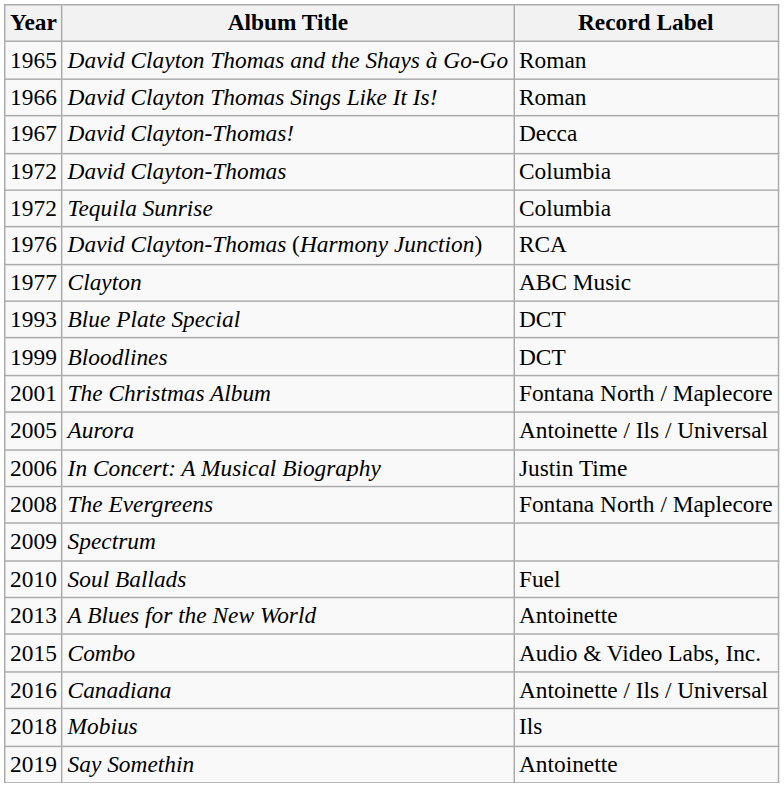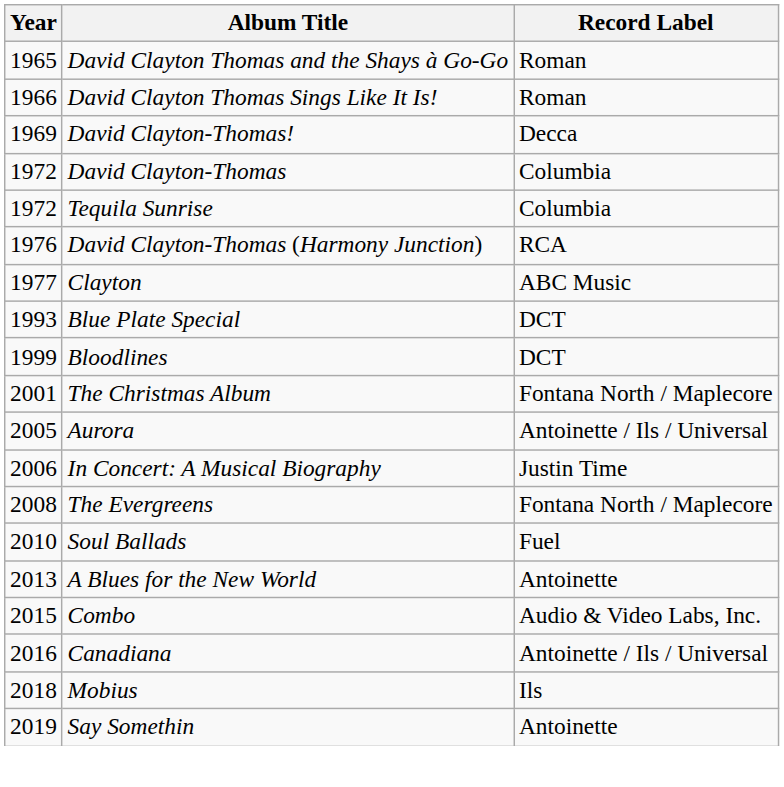(33, 134) 1967 -> (33, 134) 1969
- row: (112, 541)
